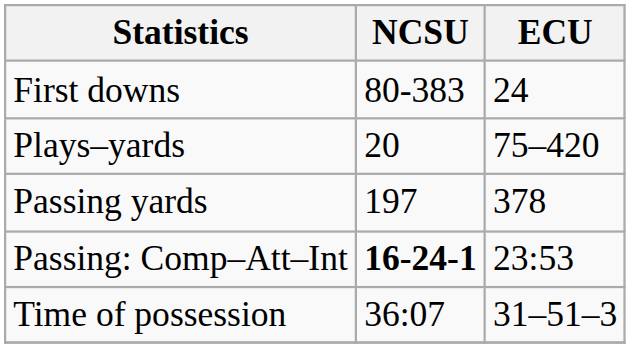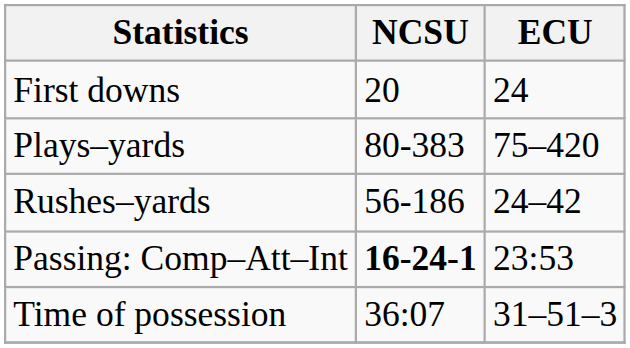(415, 88) 80-383 -> (382, 88) 20
(382, 145) 20 -> (415, 145) 80-383
+ row: (112, 201)
- row: (110, 201)
